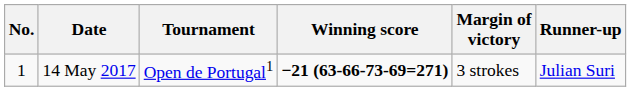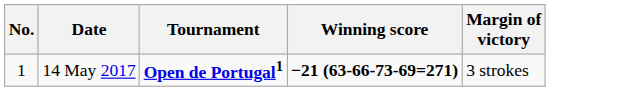- column: (581, 29)
(209, 70) normal -> (213, 70) bold
